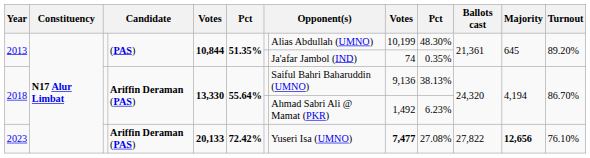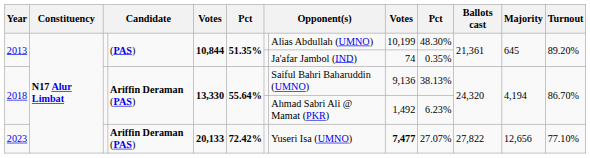(436, 139) 27.08% -> (436, 139) 27.07%
(518, 139) bold -> (518, 139) normal
(563, 139) 76.10% -> (563, 139) 77.10%
